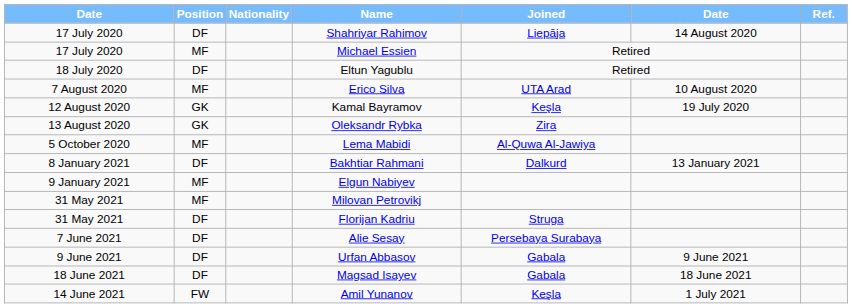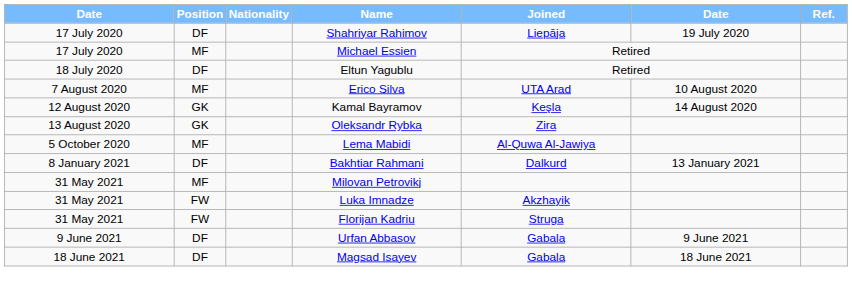(716, 33) 14 August 2020 -> (716, 33) 19 July 2020
(716, 107) 19 July 2020 -> (716, 107) 14 August 2020
- row: (377, 182)
+ row: (377, 201)
(200, 219) DF -> (200, 219) FW
- row: (377, 238)
- row: (377, 294)
